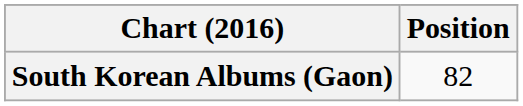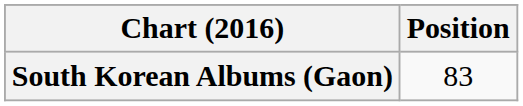(458, 75) 82 -> (458, 75) 83
